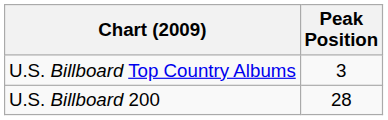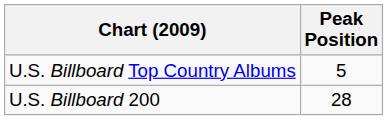(341, 70) 3 -> (341, 70) 5
